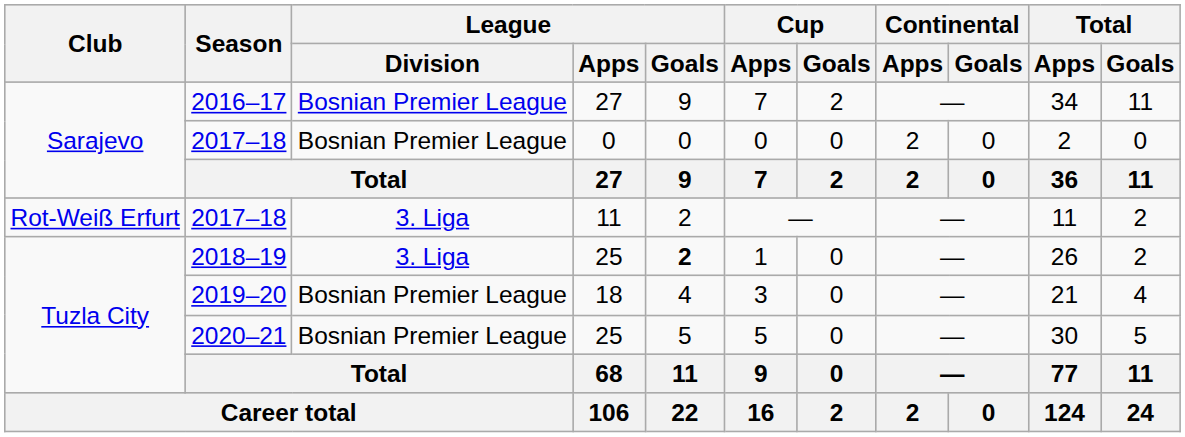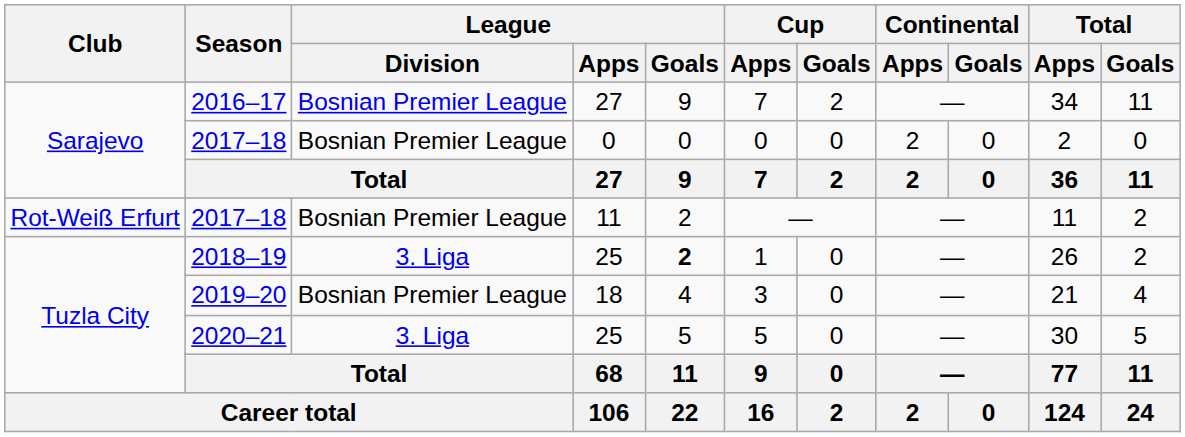(432, 218) 3. Liga -> (432, 218) Bosnian Premier League
(432, 334) Bosnian Premier League -> (432, 334) 3. Liga
